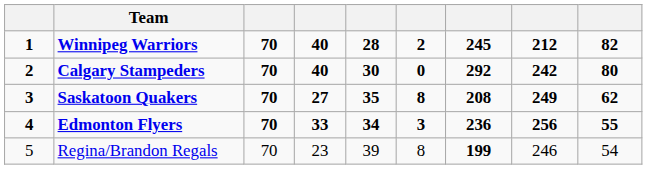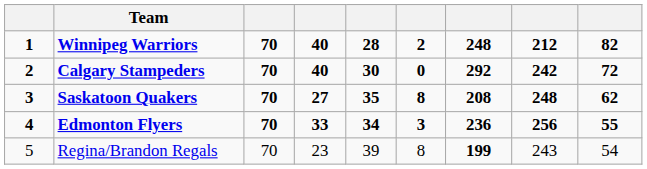(479, 44) 245 -> (479, 44) 248
(610, 71) 80 -> (610, 71) 72
(545, 97) 249 -> (545, 97) 248
(545, 151) 246 -> (545, 151) 243
